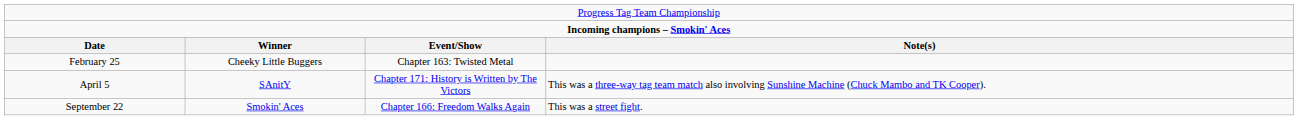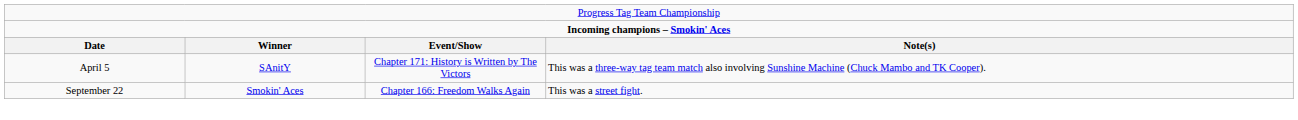- row: (95, 62)
